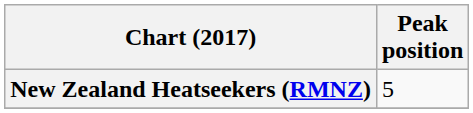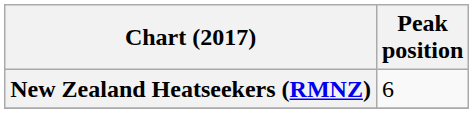(388, 88) 5 -> (388, 88) 6
